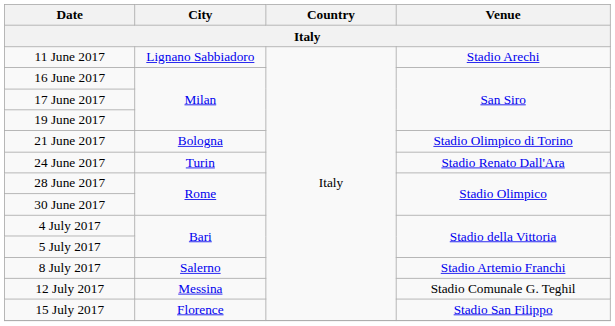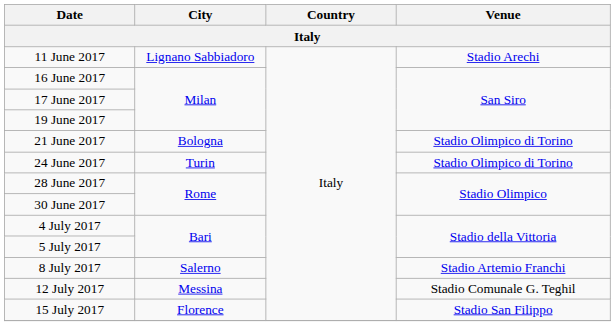(503, 162) Stadio Renato Dall'Ara -> (503, 162) Stadio Olimpico di Torino
